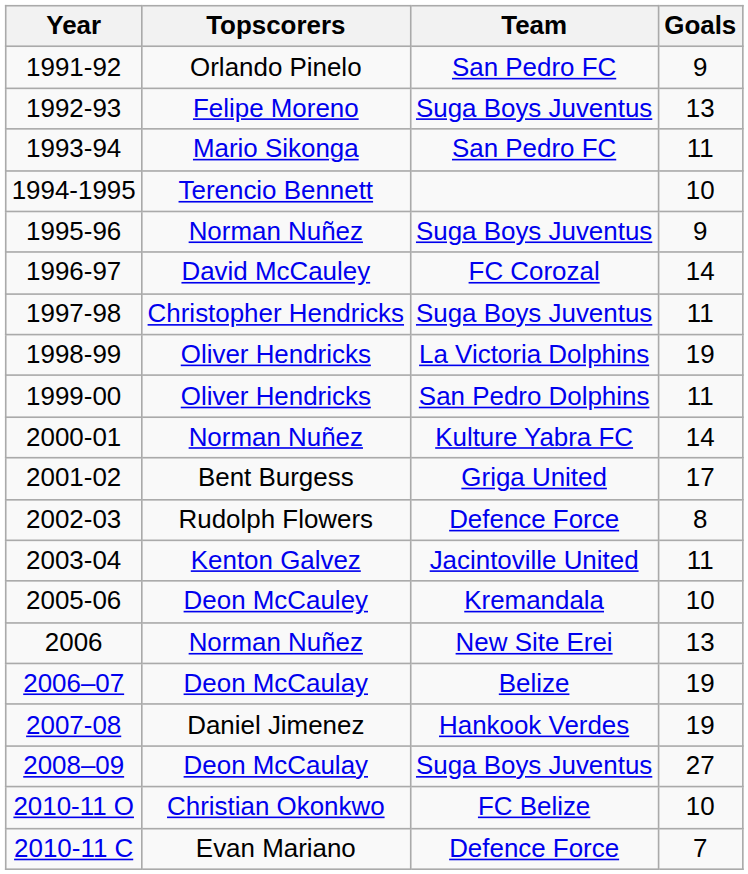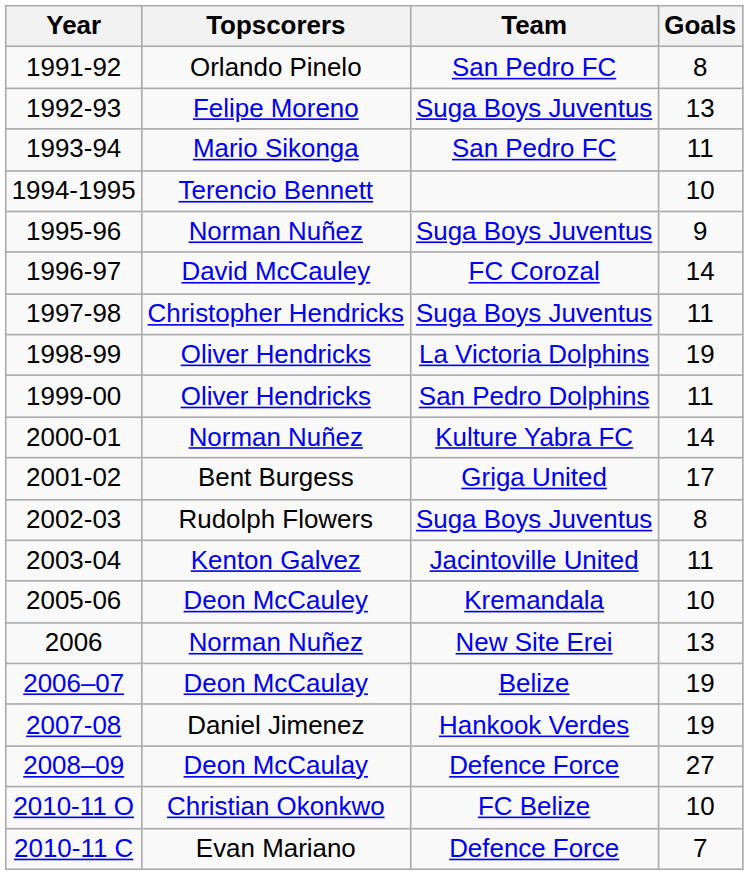(700, 67) 9 -> (700, 67) 8
(534, 519) Defence Force -> (534, 519) Suga Boys Juventus
(534, 765) Suga Boys Juventus -> (534, 765) Defence Force
